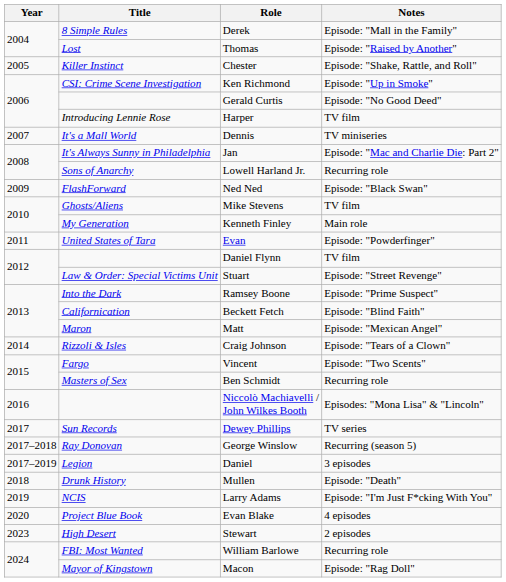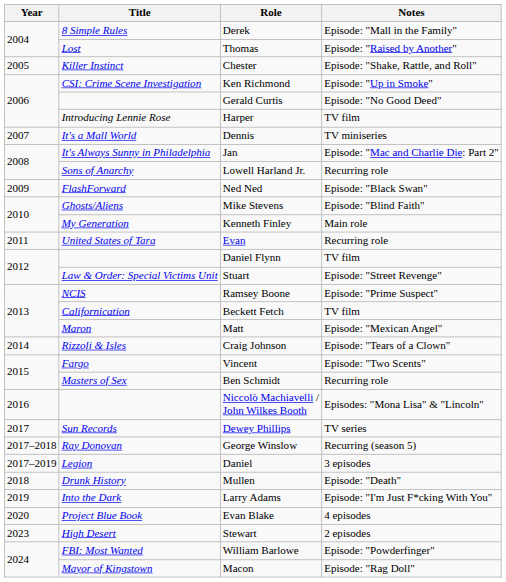(342, 205) TV film -> (374, 205) Episode: "Blind Faith"
(379, 240) Episode: "Powderfinger" -> (356, 240) Recurring role
(91, 293) Into the Dark -> (74, 293) NCIS
(374, 310) Episode: "Blind Faith" -> (342, 310) TV film
(74, 498) NCIS -> (91, 498) Into the Dark
(356, 550) Recurring role -> (379, 550) Episode: "Powderfinger"
